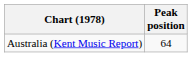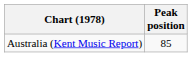(166, 43) 64 -> (166, 43) 85
